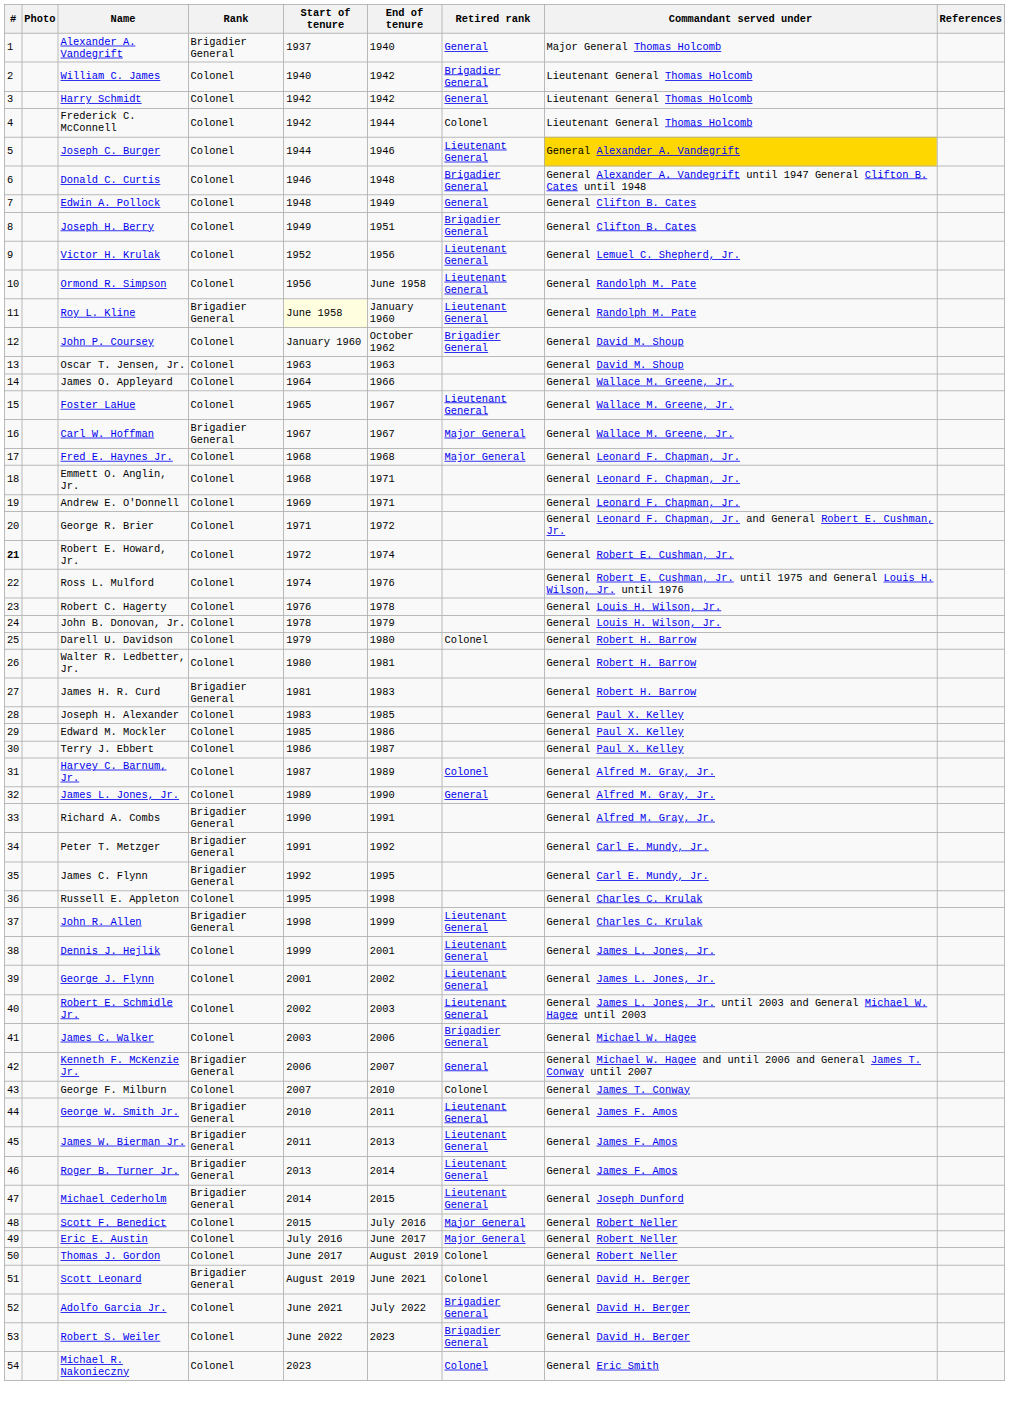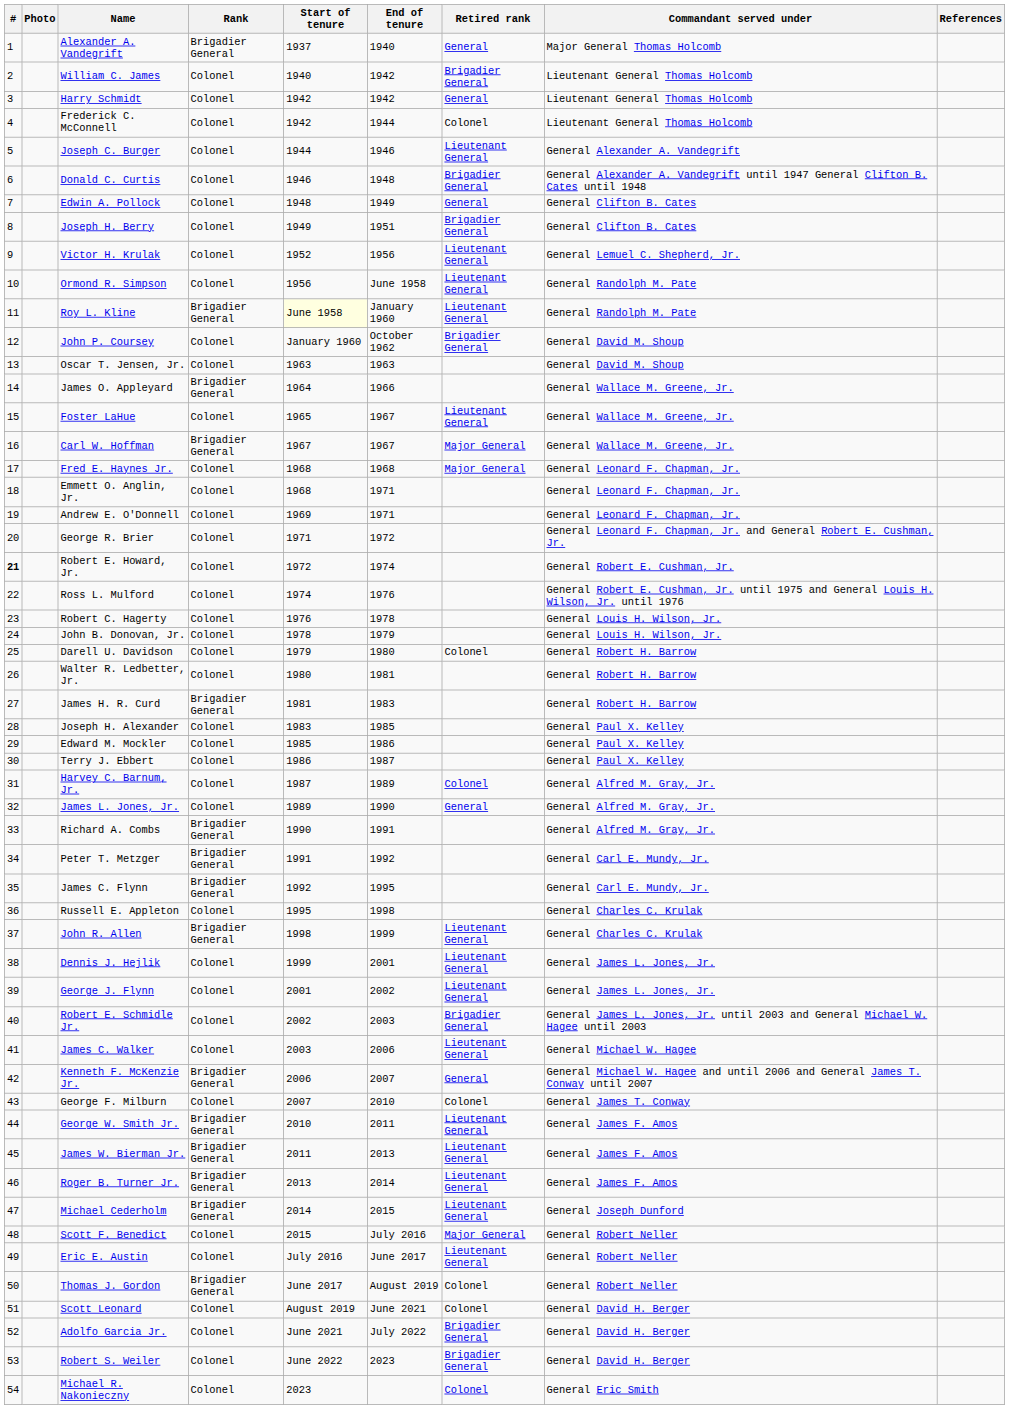(643, 152) gold background -> (643, 152) no background
(212, 382) Colonel -> (219, 388) Brigadier General
(476, 1009) Lieutenant General -> (472, 1021) Brigadier General
(472, 1038) Brigadier General -> (476, 1050) Lieutenant General
(485, 1239) Major General -> (476, 1257) Lieutenant General
(212, 1256) Colonel -> (219, 1286) Brigadier General
(219, 1279) Brigadier General -> (212, 1309) Colonel
